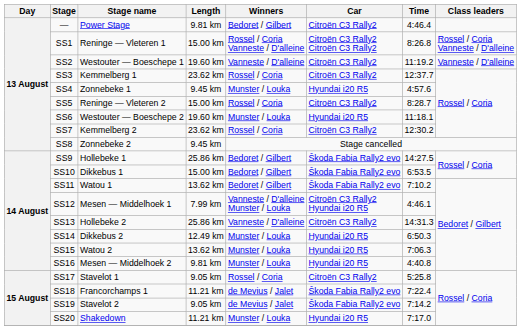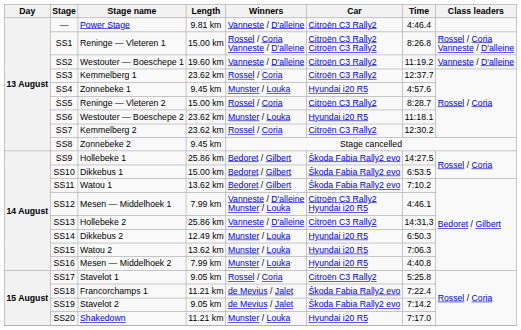(260, 24) Bedoret / Gilbert -> (266, 24) Vanneste / D'alleine
(206, 116) 19.60 km -> (206, 116) 23.62 km
(206, 263) 9.81 km -> (206, 263) 7.99 km
